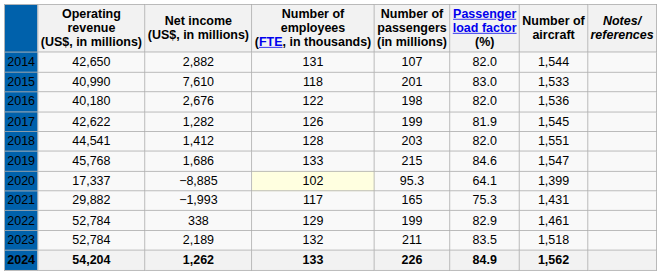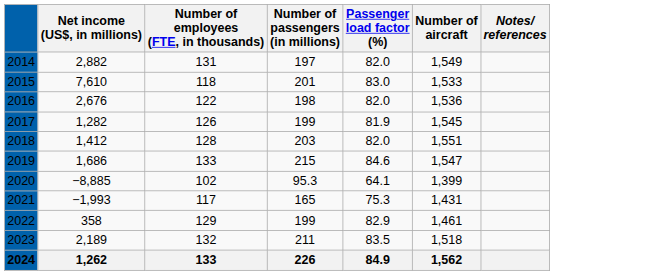- column: (91, 28)
(412, 62) 107 -> (305, 62) 197
(554, 62) 1,544 -> (447, 62) 1,549
(313, 181) lightyellow background -> (206, 181) no background
(198, 220) 338 -> (91, 220) 358
